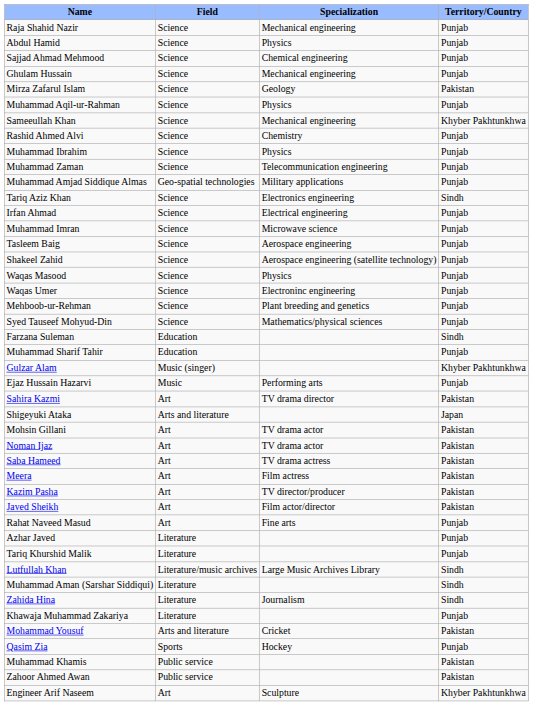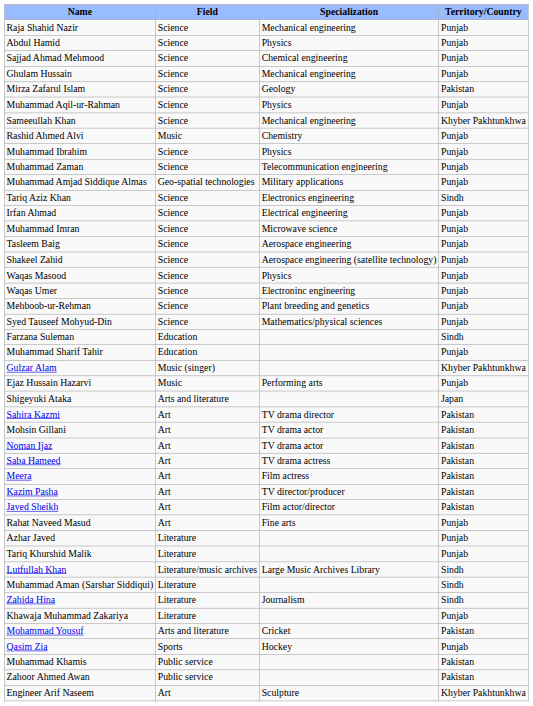(173, 136) Science -> (170, 136) Music
rows swapped: (39, 414) <-> (33, 399)
